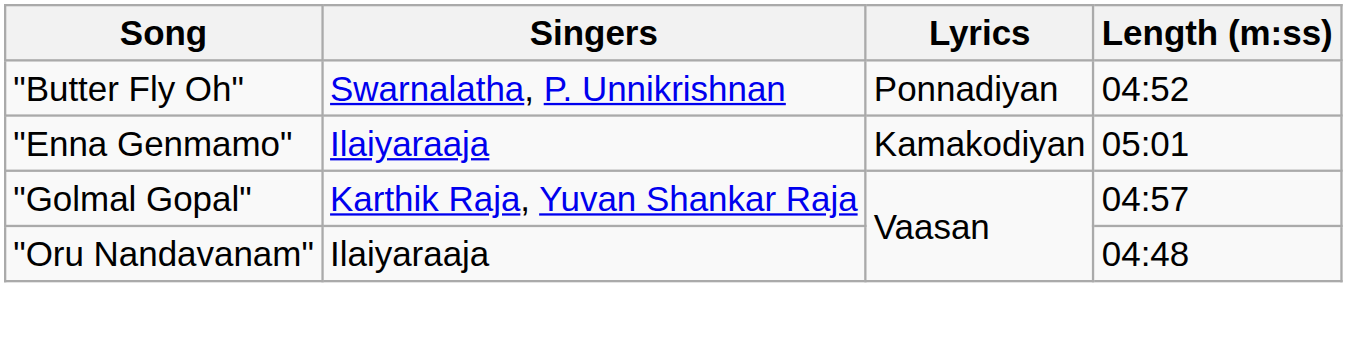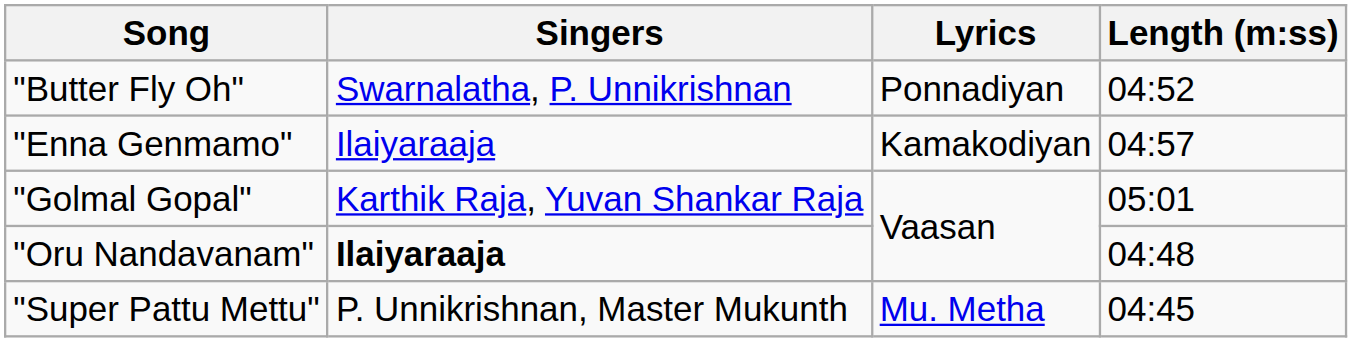(1146, 144) 05:01 -> (1151, 144) 04:57
(1146, 199) 04:57 -> (1151, 199) 05:01
(410, 254) normal -> (420, 254) bold
+ row: (166, 310)
